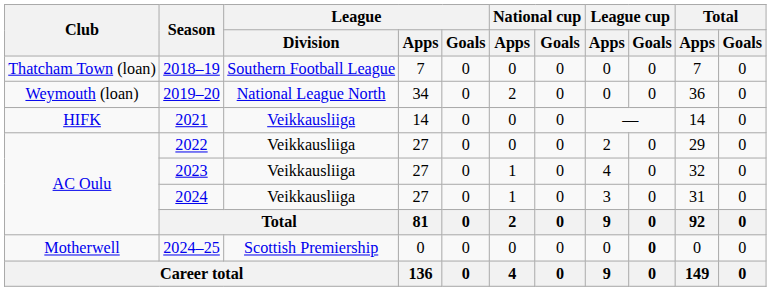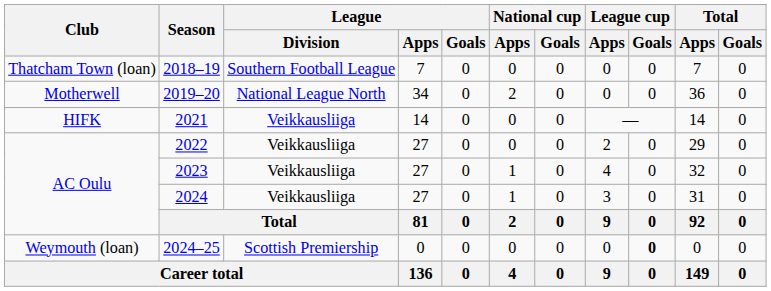(82, 94) Weymouth (loan) -> (82, 94) Motherwell
(82, 247) Motherwell -> (82, 247) Weymouth (loan)
